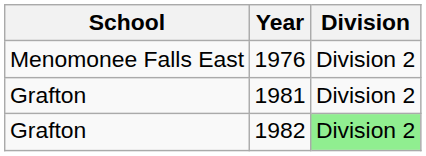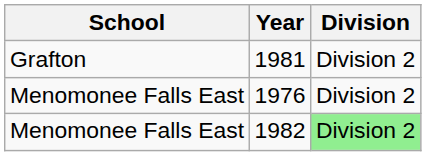rows swapped: (280, 58) <-> (280, 95)
(48, 131) Grafton -> (127, 131) Menomonee Falls East
